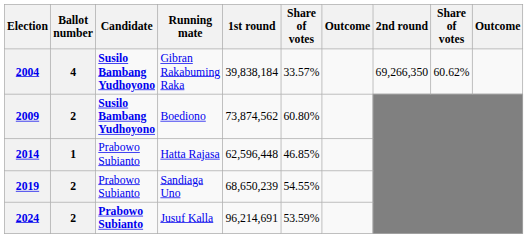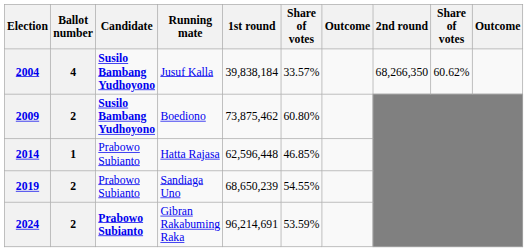(190, 71) Gibran Rakabuming Raka -> (187, 71) Jusuf Kalla
(402, 71) 69,266,350 -> (402, 71) 68,266,350
(252, 116) 73,874,562 -> (252, 116) 73,875,462
(187, 218) Jusuf Kalla -> (190, 224) Gibran Rakabuming Raka
